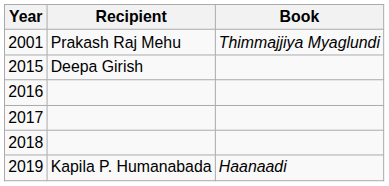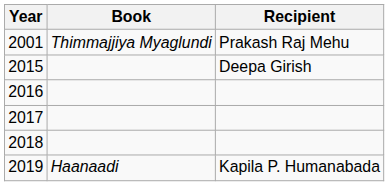columns swapped: (131, 17) <-> (299, 17)
